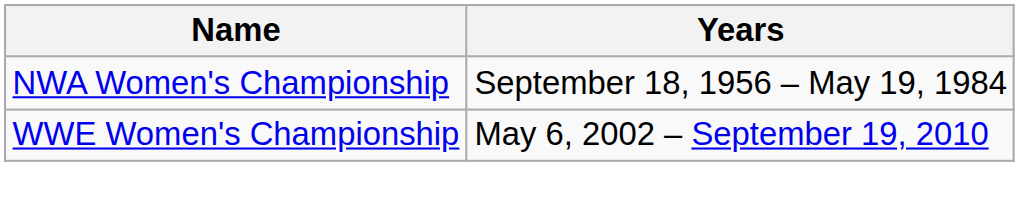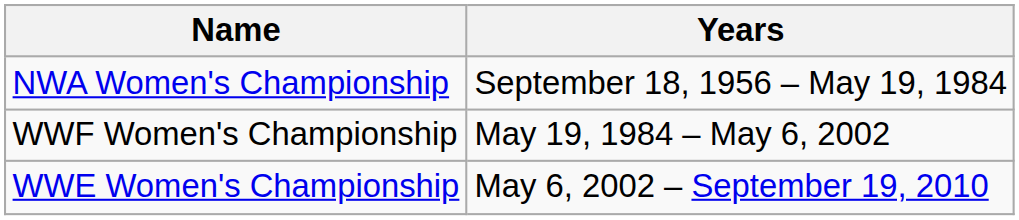+ row: (235, 134)
